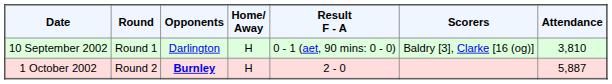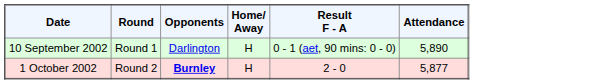- column: (469, 22)
(572, 48) 3,810 -> (434, 48) 5,890
(572, 68) 5,887 -> (434, 68) 5,877
